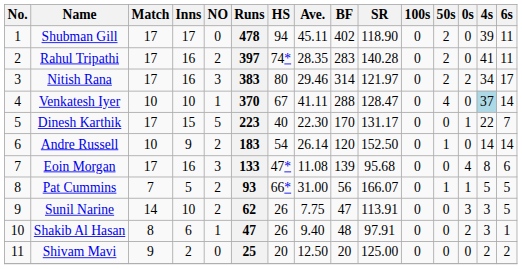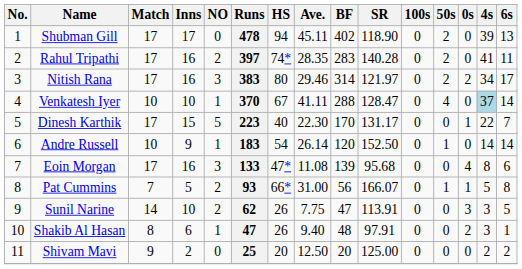(507, 36) 11 -> (507, 36) 13
(218, 144) 2 -> (218, 144) 1
(507, 187) 5 -> (507, 187) 8
